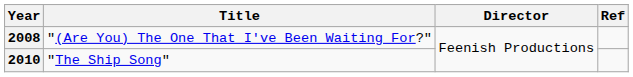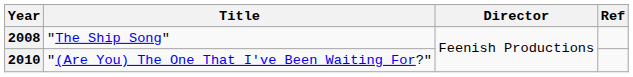(240, 38) "(Are You) The One That I've Been Waiting For?" -> (108, 38) "The Ship Song"
(108, 60) "The Ship Song" -> (240, 60) "(Are You) The One That I've Been Waiting For?"
